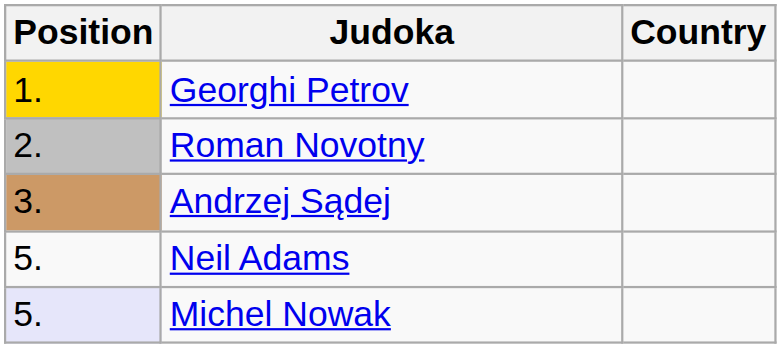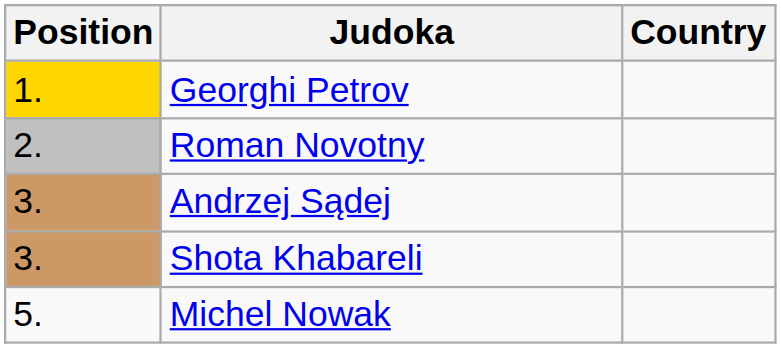+ row: (296, 257)
- row: (260, 257)
(28, 314) lavender background -> (28, 314) no background
